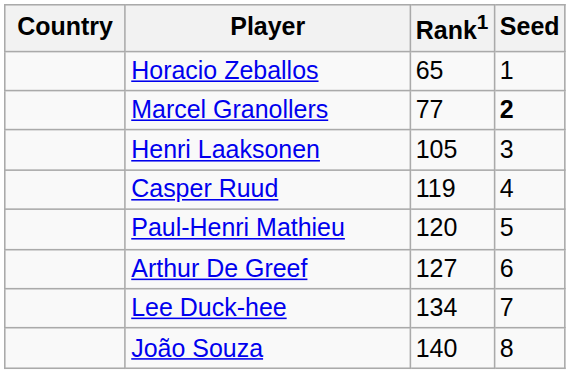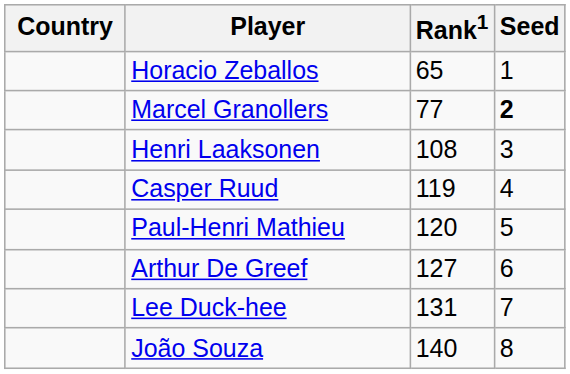(437, 149) 105 -> (437, 149) 108
(437, 308) 134 -> (437, 308) 131
